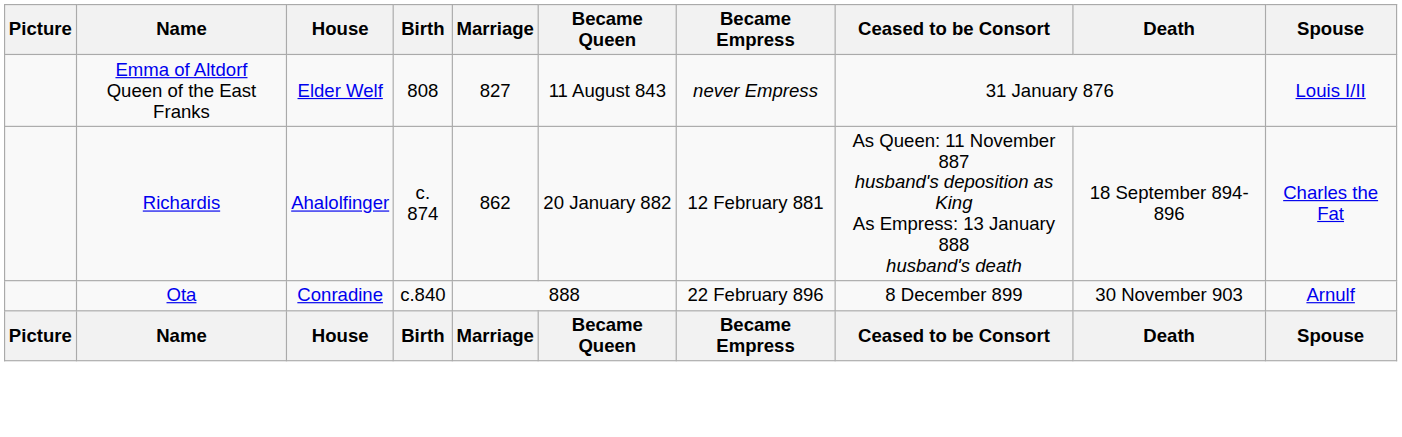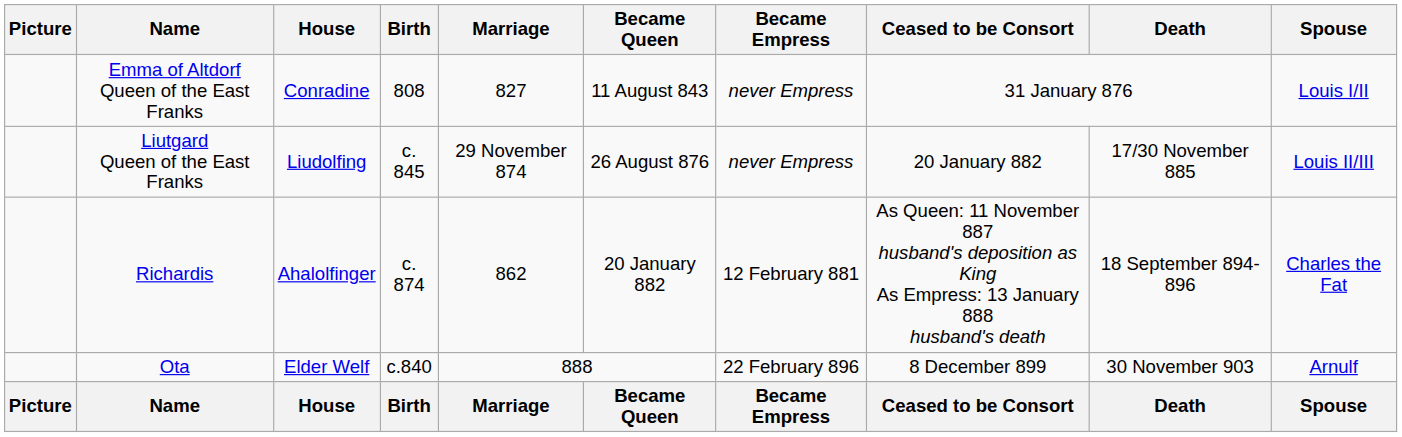(340, 90) Elder Welf -> (327, 90) Conradine
+ row: (175, 161)
(340, 295) Conradine -> (327, 366) Elder Welf
